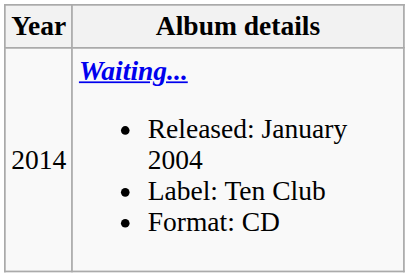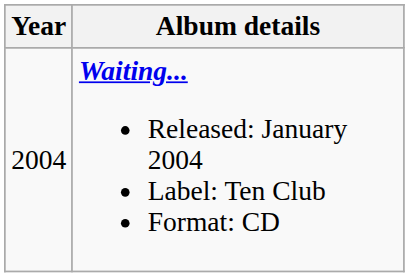(39, 159) 2014 -> (39, 159) 2004
